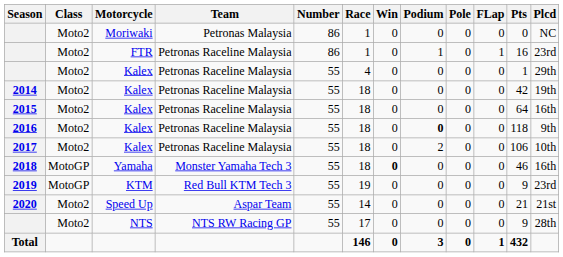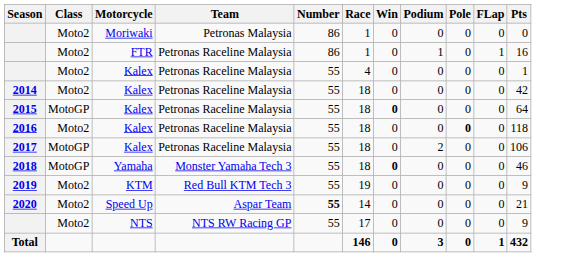- column: (545, 14)
(73, 109) Moto2 -> (69, 109) MotoGP
(395, 109) normal -> (395, 109) bold
(440, 128) bold -> (440, 128) normal
(468, 128) normal -> (468, 128) bold
(73, 147) Moto2 -> (69, 147) MotoGP
(69, 185) MotoGP -> (73, 185) Moto2
(334, 204) normal -> (334, 204) bold
